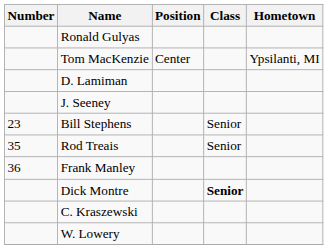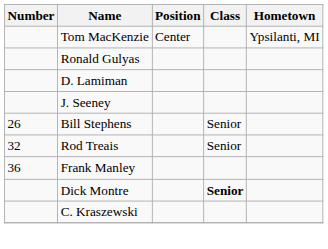rows swapped: (105, 59) <-> (100, 37)
(14, 124) 23 -> (14, 124) 26
(14, 146) 35 -> (14, 146) 32
- row: (90, 233)
